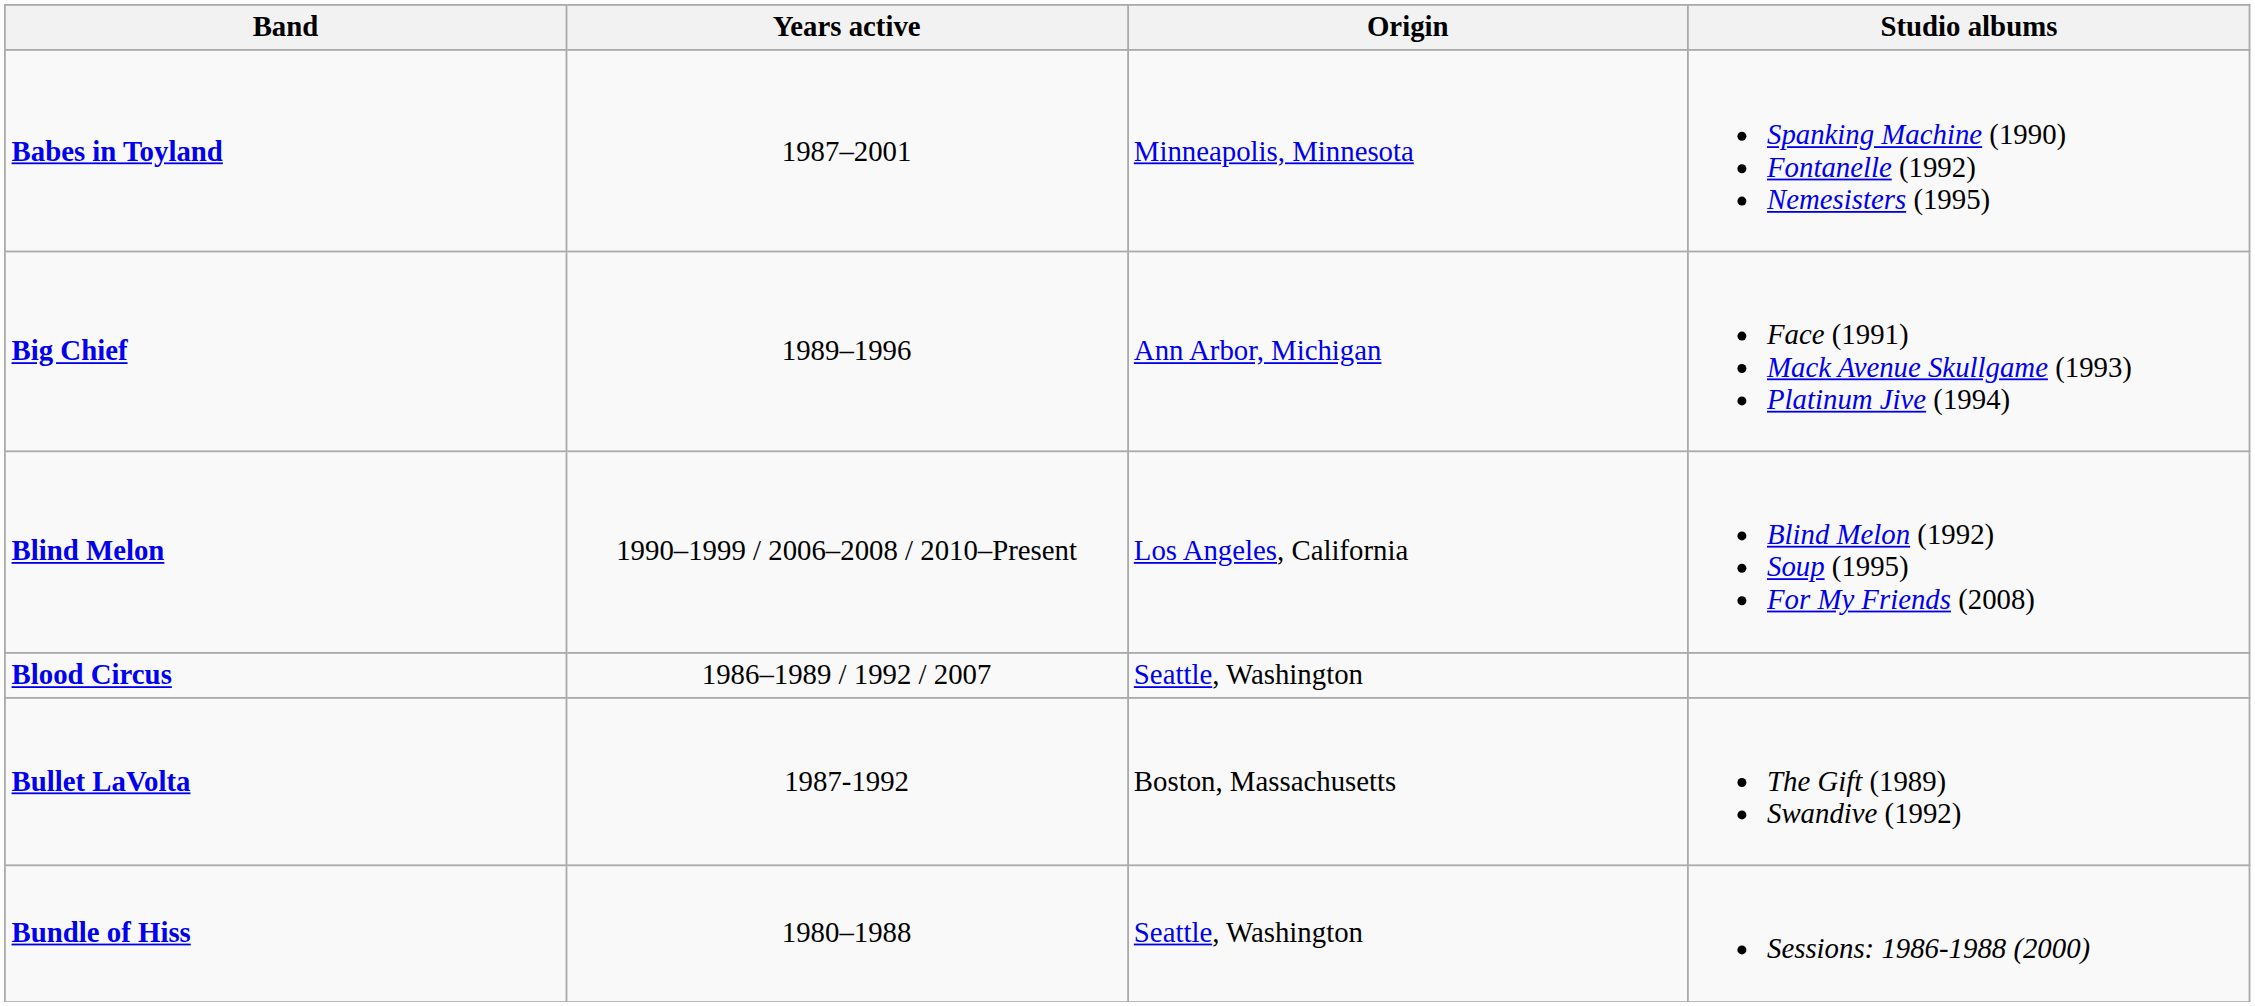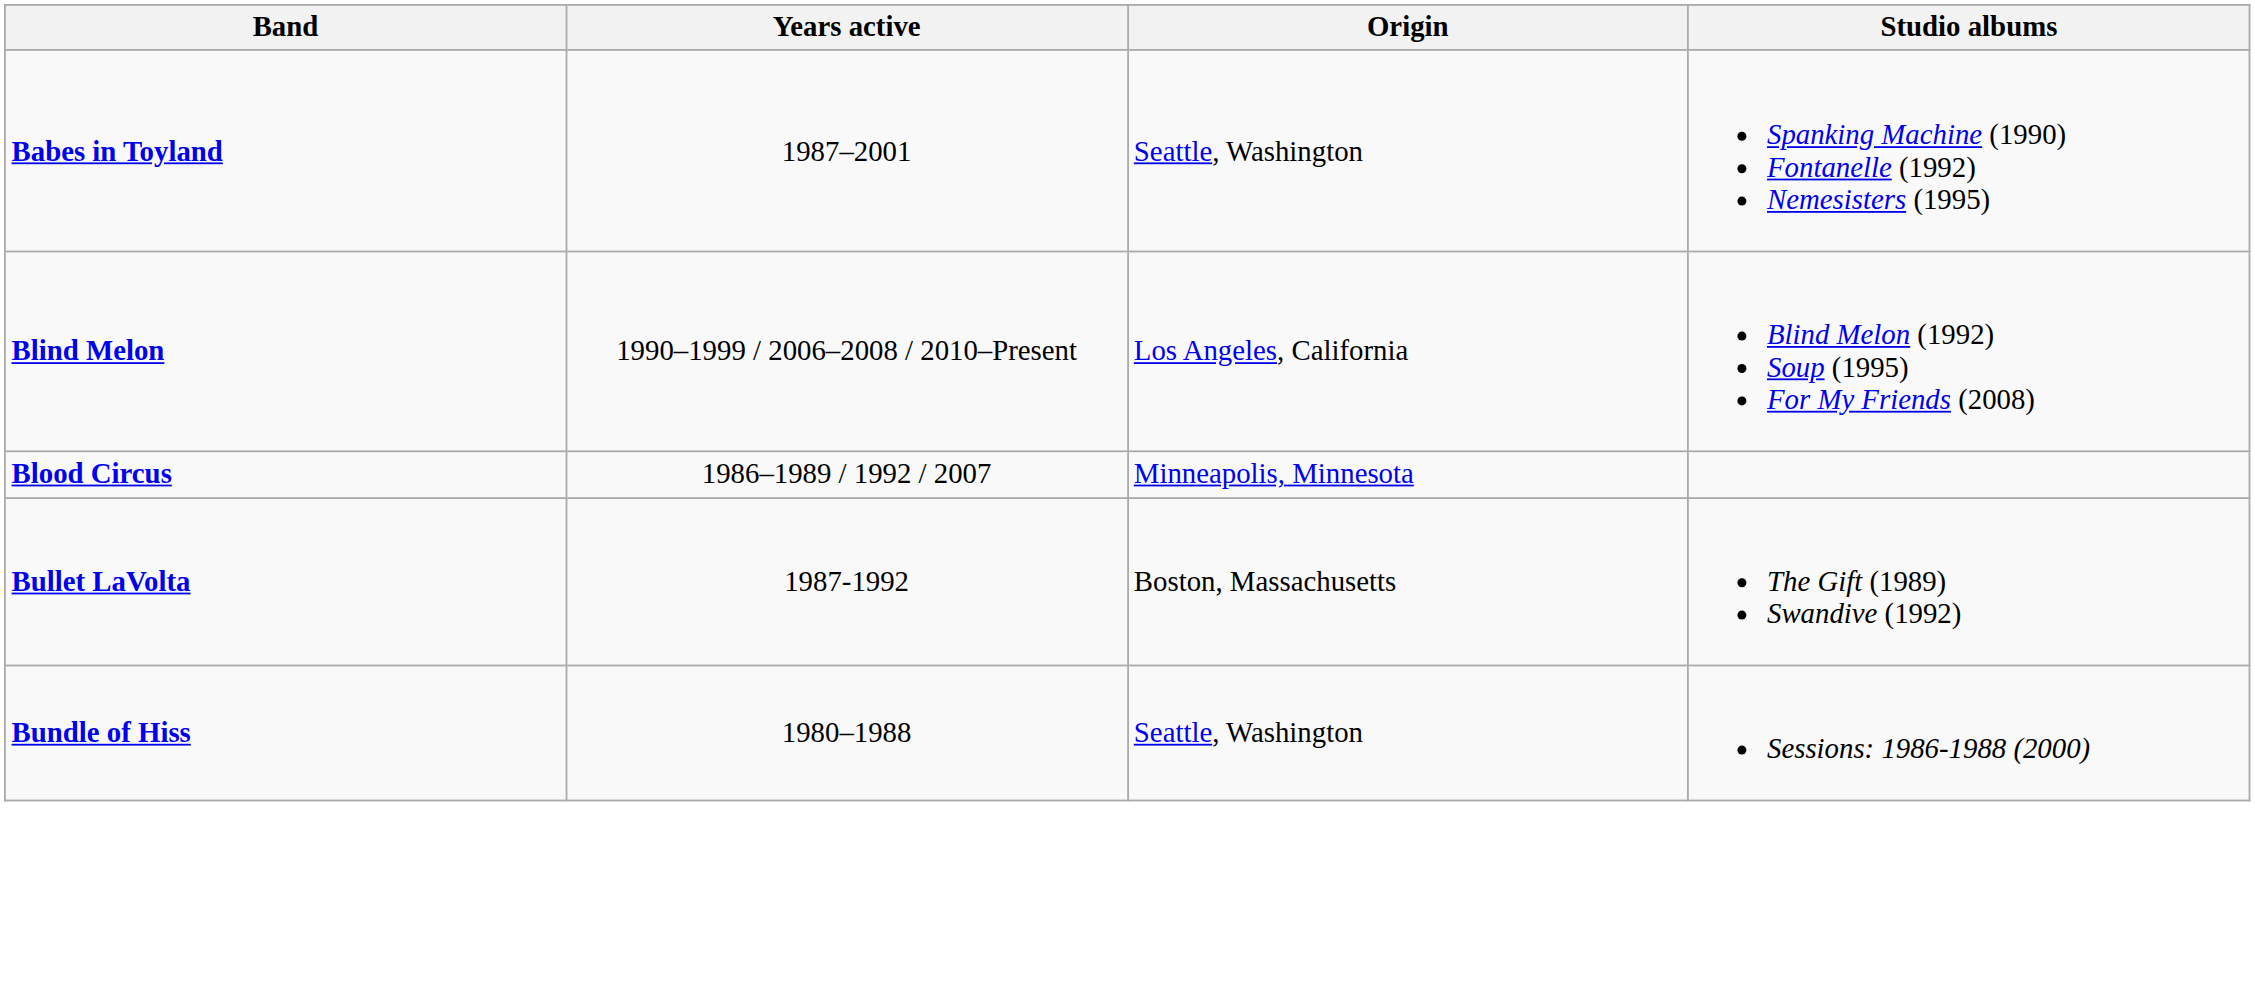(1274, 150) Minneapolis, Minnesota -> (1248, 150) Seattle, Washington
- row: (70, 350)
(1248, 674) Seattle, Washington -> (1274, 473) Minneapolis, Minnesota
